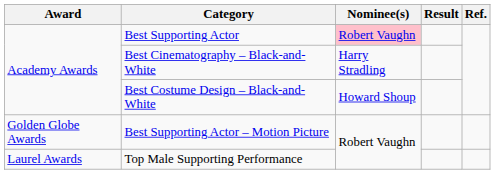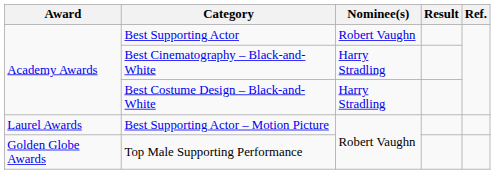(377, 34) pink background -> (377, 34) no background
(377, 97) Howard Shoup -> (362, 97) Harry Stradling
(43, 131) Golden Globe Awards -> (45, 124) Laurel Awards
(45, 159) Laurel Awards -> (43, 152) Golden Globe Awards
